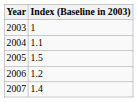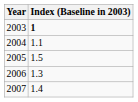(33, 27) normal -> (33, 27) bold
(37, 74) 1.2 -> (37, 74) 1.3
